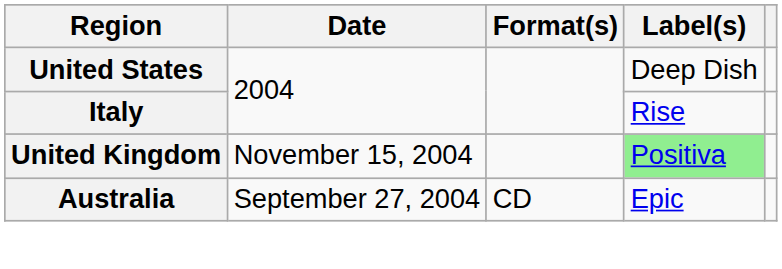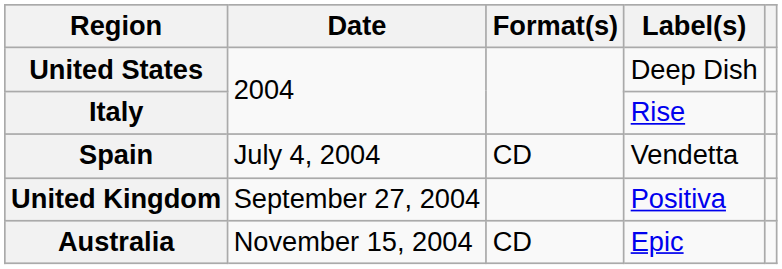+ row: (116, 155)
(353, 155) November 15, 2004 -> (357, 198) September 27, 2004
(678, 155) lightgreen background -> (678, 198) no background
(357, 198) September 27, 2004 -> (353, 241) November 15, 2004
